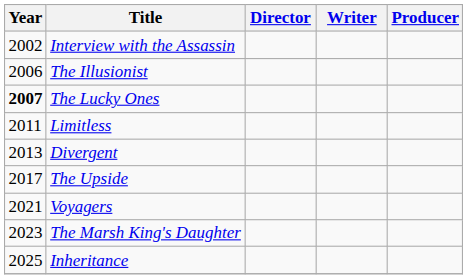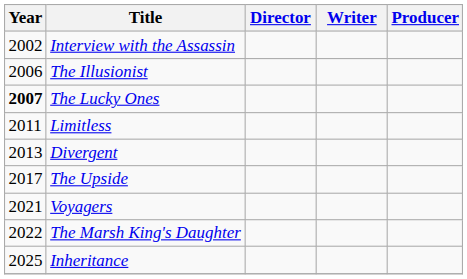(25, 233) 2023 -> (25, 233) 2022
